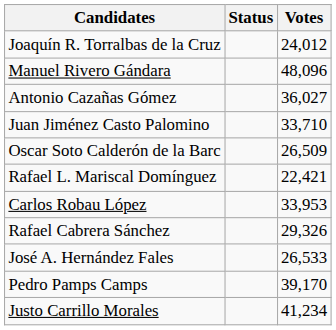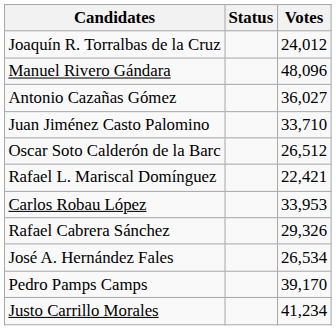(304, 151) 26,509 -> (304, 151) 26,512
(304, 257) 26,533 -> (304, 257) 26,534
